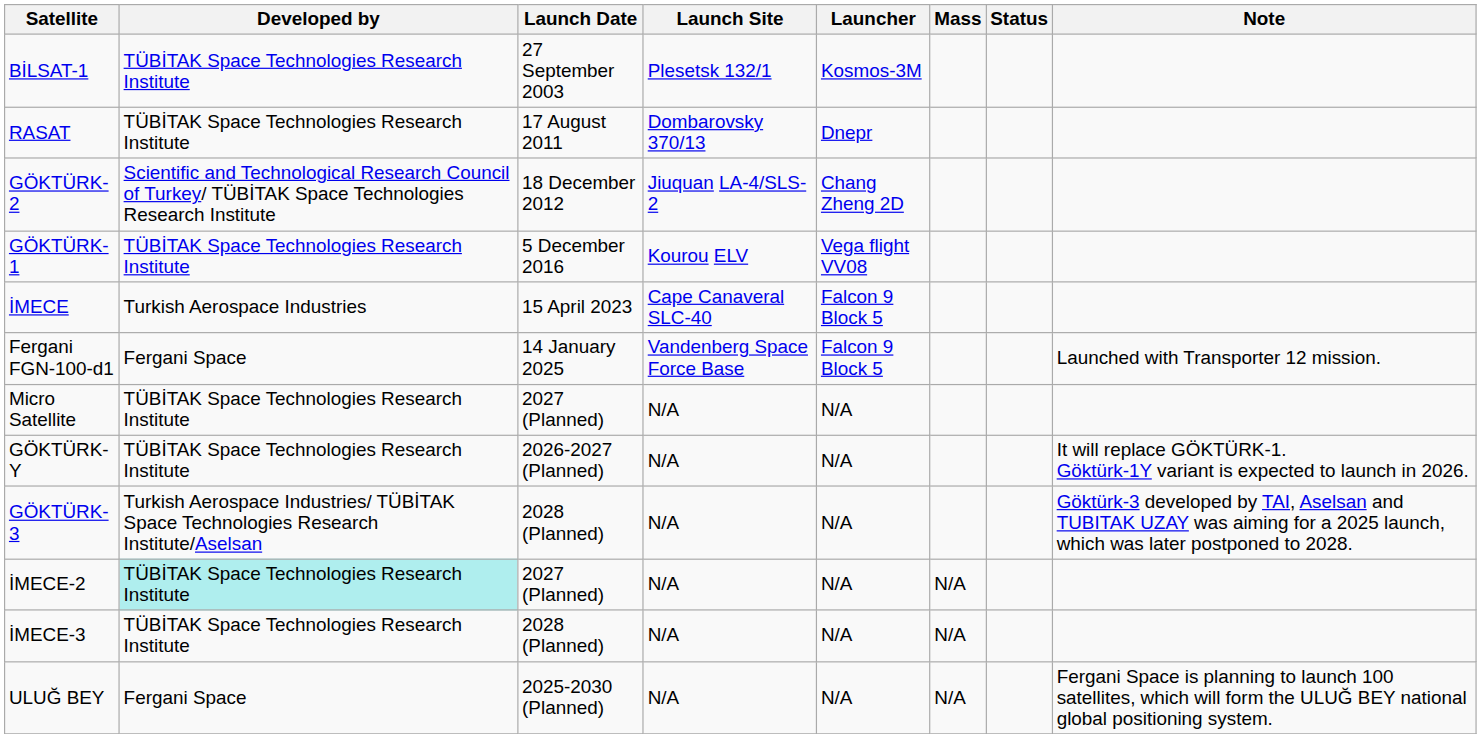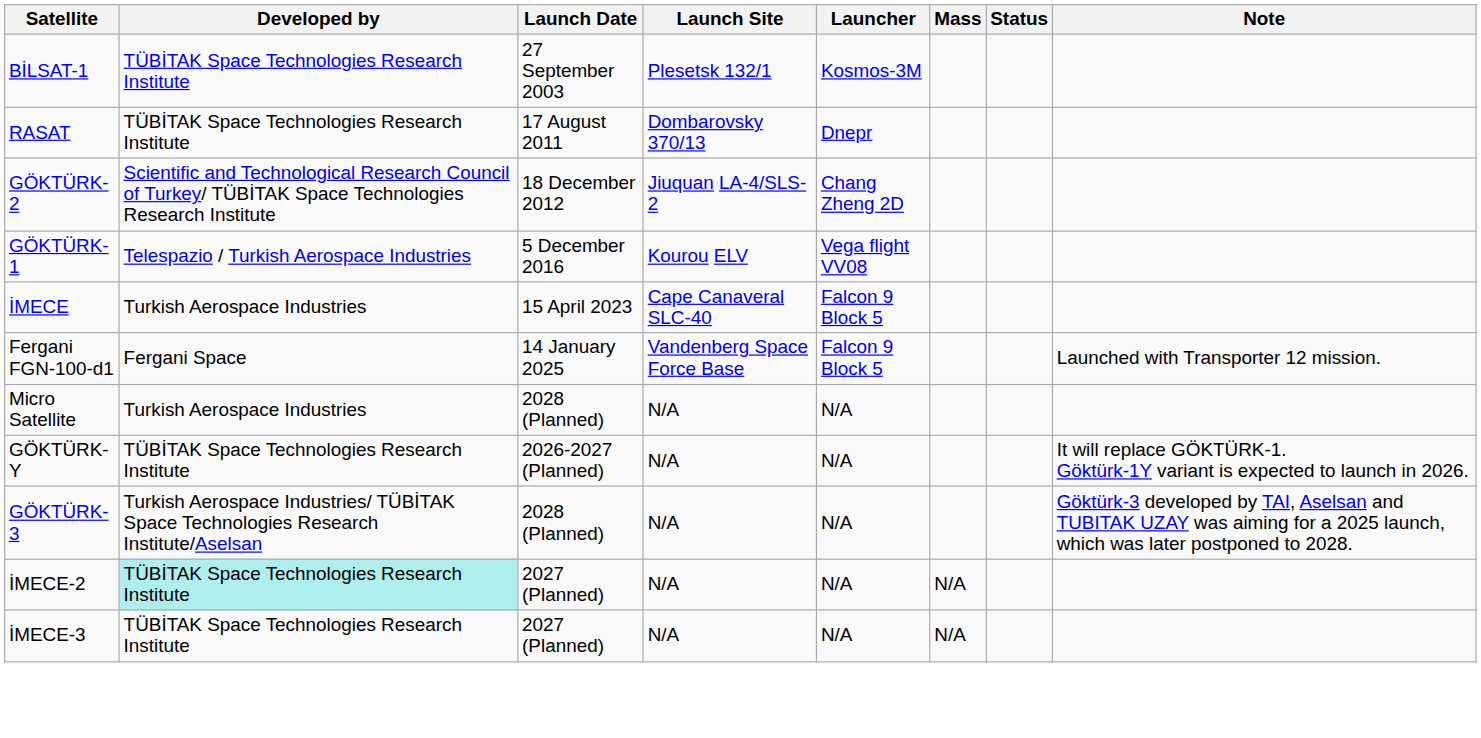(293, 256) TÜBİTAK Space Technologies Research Institute -> (297, 256) Telespazio / Turkish Aerospace Industries
(293, 409) TÜBİTAK Space Technologies Research Institute -> (245, 409) Turkish Aerospace Industries
(563, 409) 2027 (Planned) -> (563, 409) 2028 (Planned)
(563, 635) 2028 (Planned) -> (563, 635) 2027 (Planned)
- row: (57, 697)
